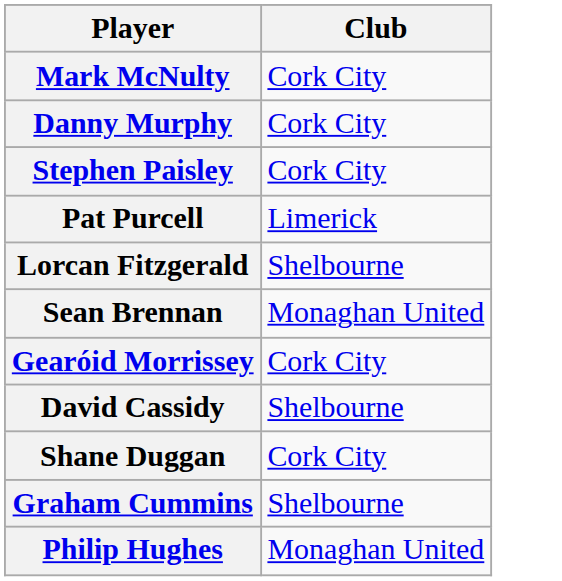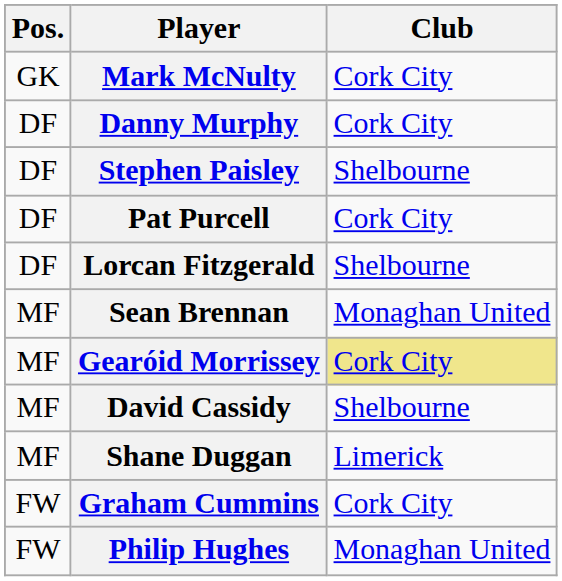+ column: (38, 28)
(327, 170) Cork City -> (402, 170) Shelbourne
(322, 218) Limerick -> (393, 218) Cork City
(327, 360) no background -> (393, 360) khaki background
(327, 455) Cork City -> (388, 455) Limerick
(336, 502) Shelbourne -> (393, 502) Cork City
